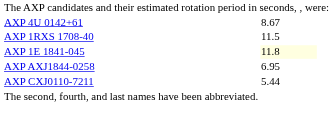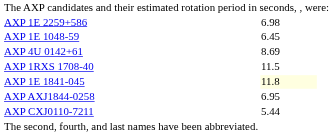+ row: (46, 22)
+ row: (42, 37)
(270, 22) 8.67 -> (270, 52) 8.69
